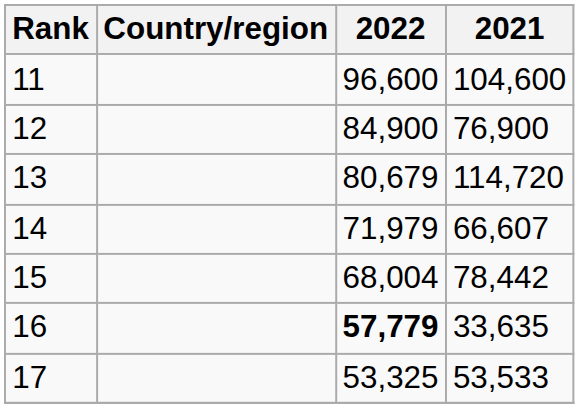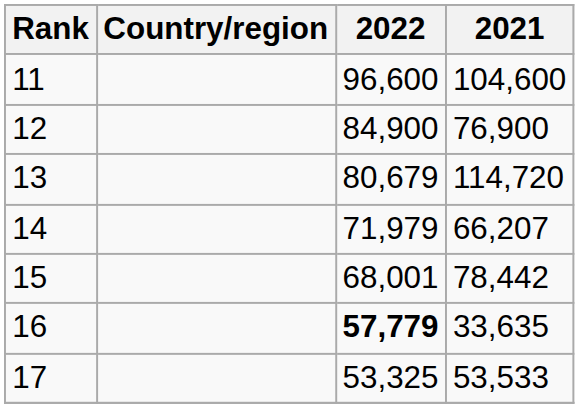(501, 228) 66,607 -> (501, 228) 66,207
(391, 278) 68,004 -> (391, 278) 68,001
